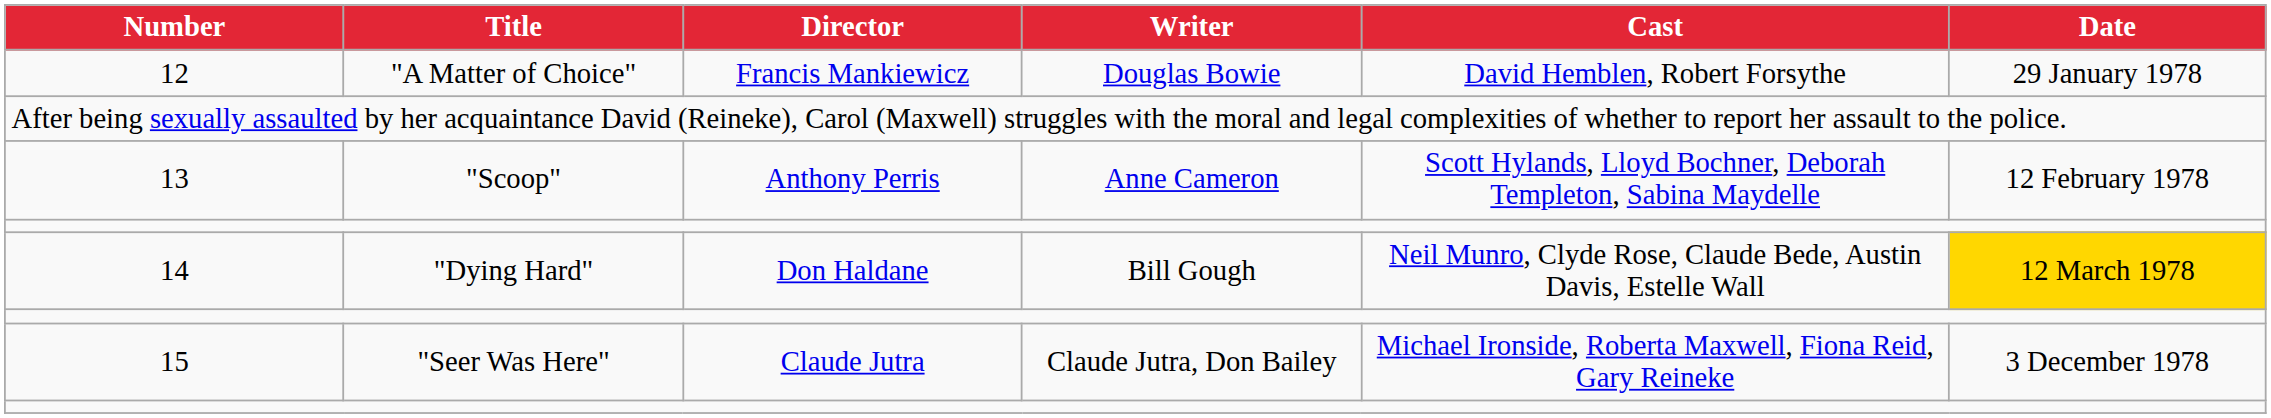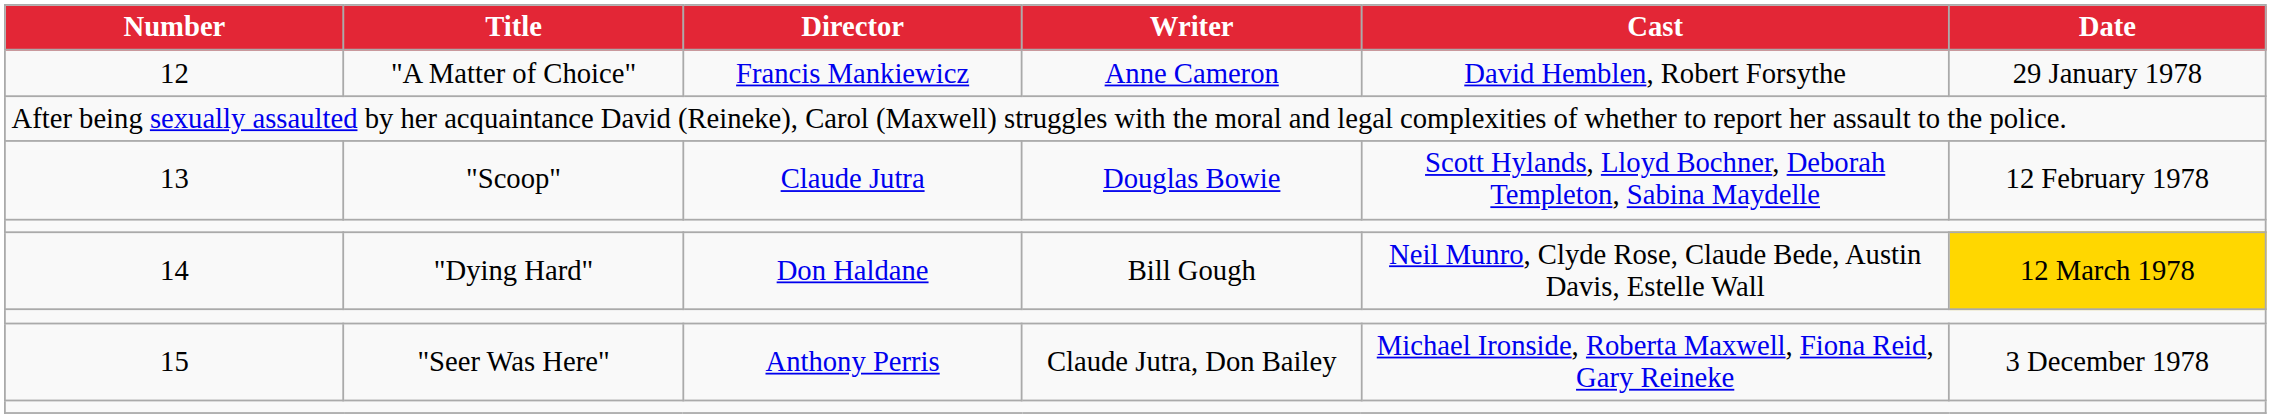(1192, 72) Douglas Bowie -> (1192, 72) Anne Cameron
(853, 179) Anthony Perris -> (853, 179) Claude Jutra
(1192, 179) Anne Cameron -> (1192, 179) Douglas Bowie
(853, 361) Claude Jutra -> (853, 361) Anthony Perris
